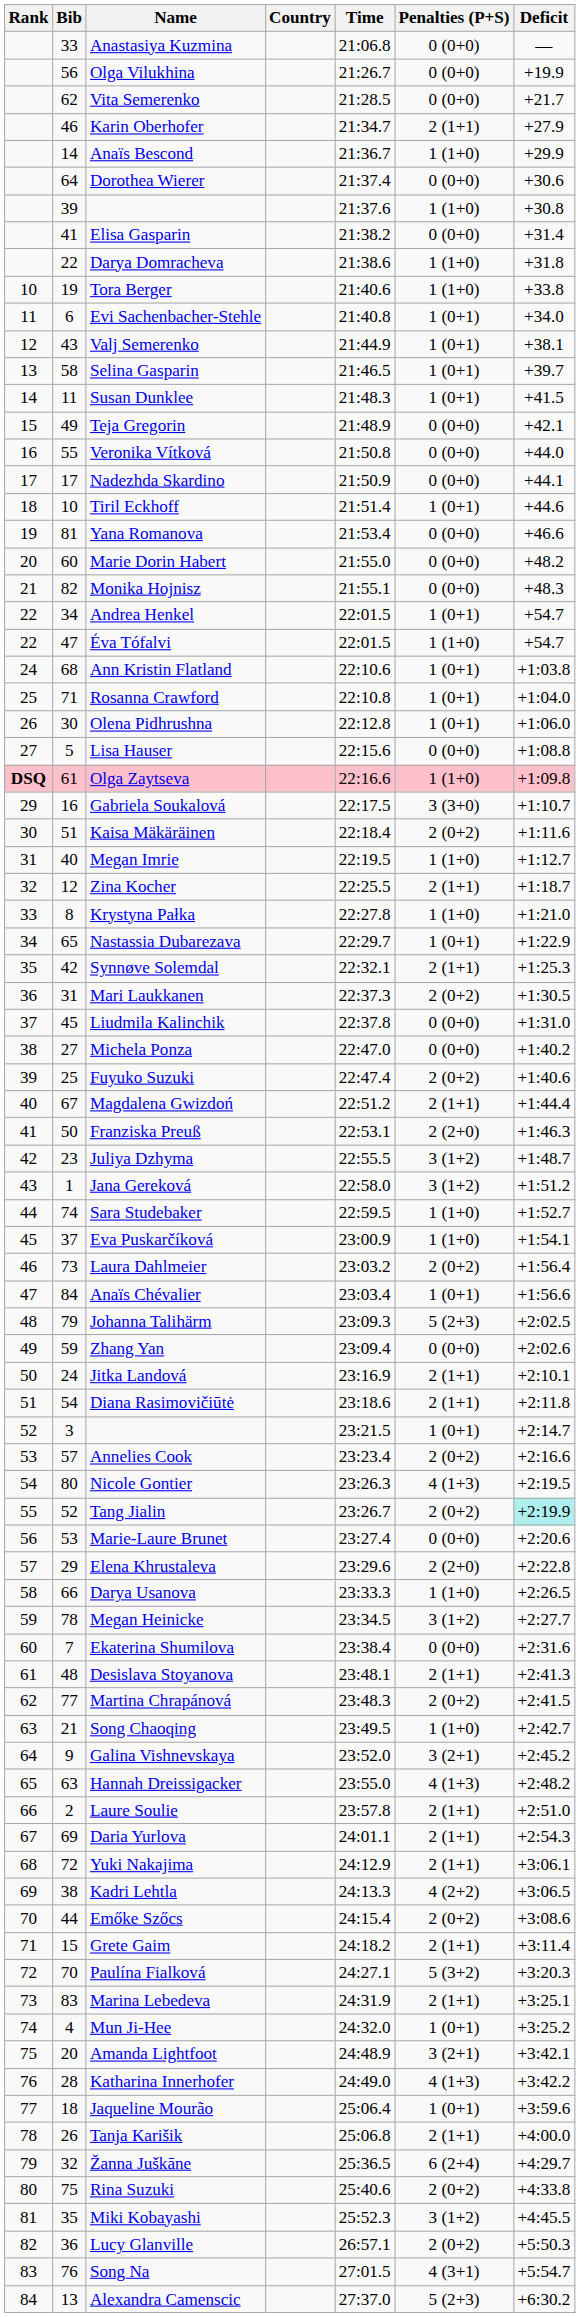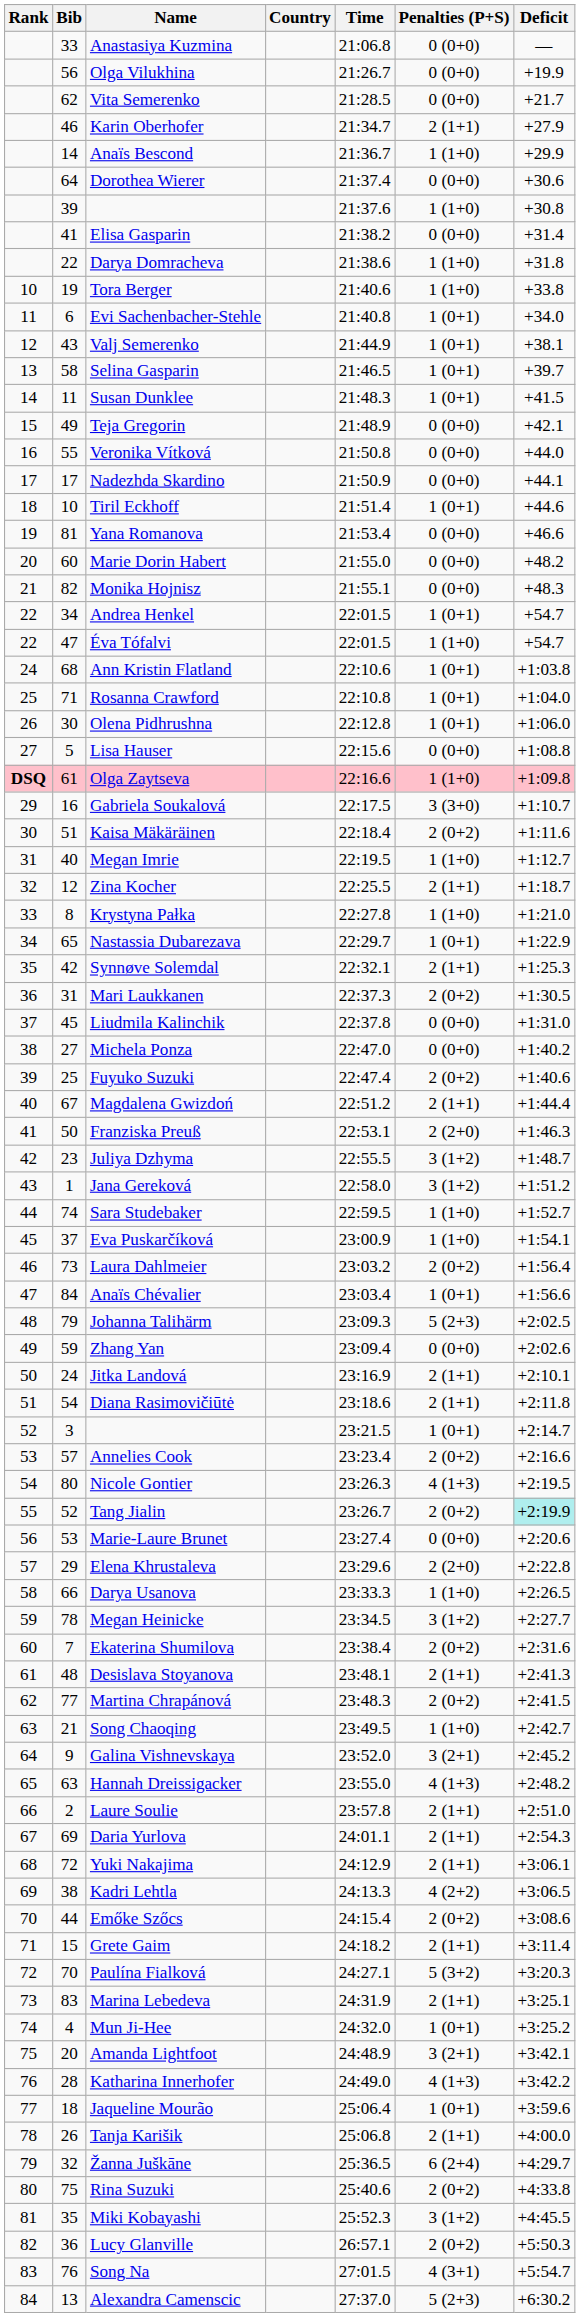(454, 1647) 0 (0+0) -> (454, 1647) 2 (0+2)
